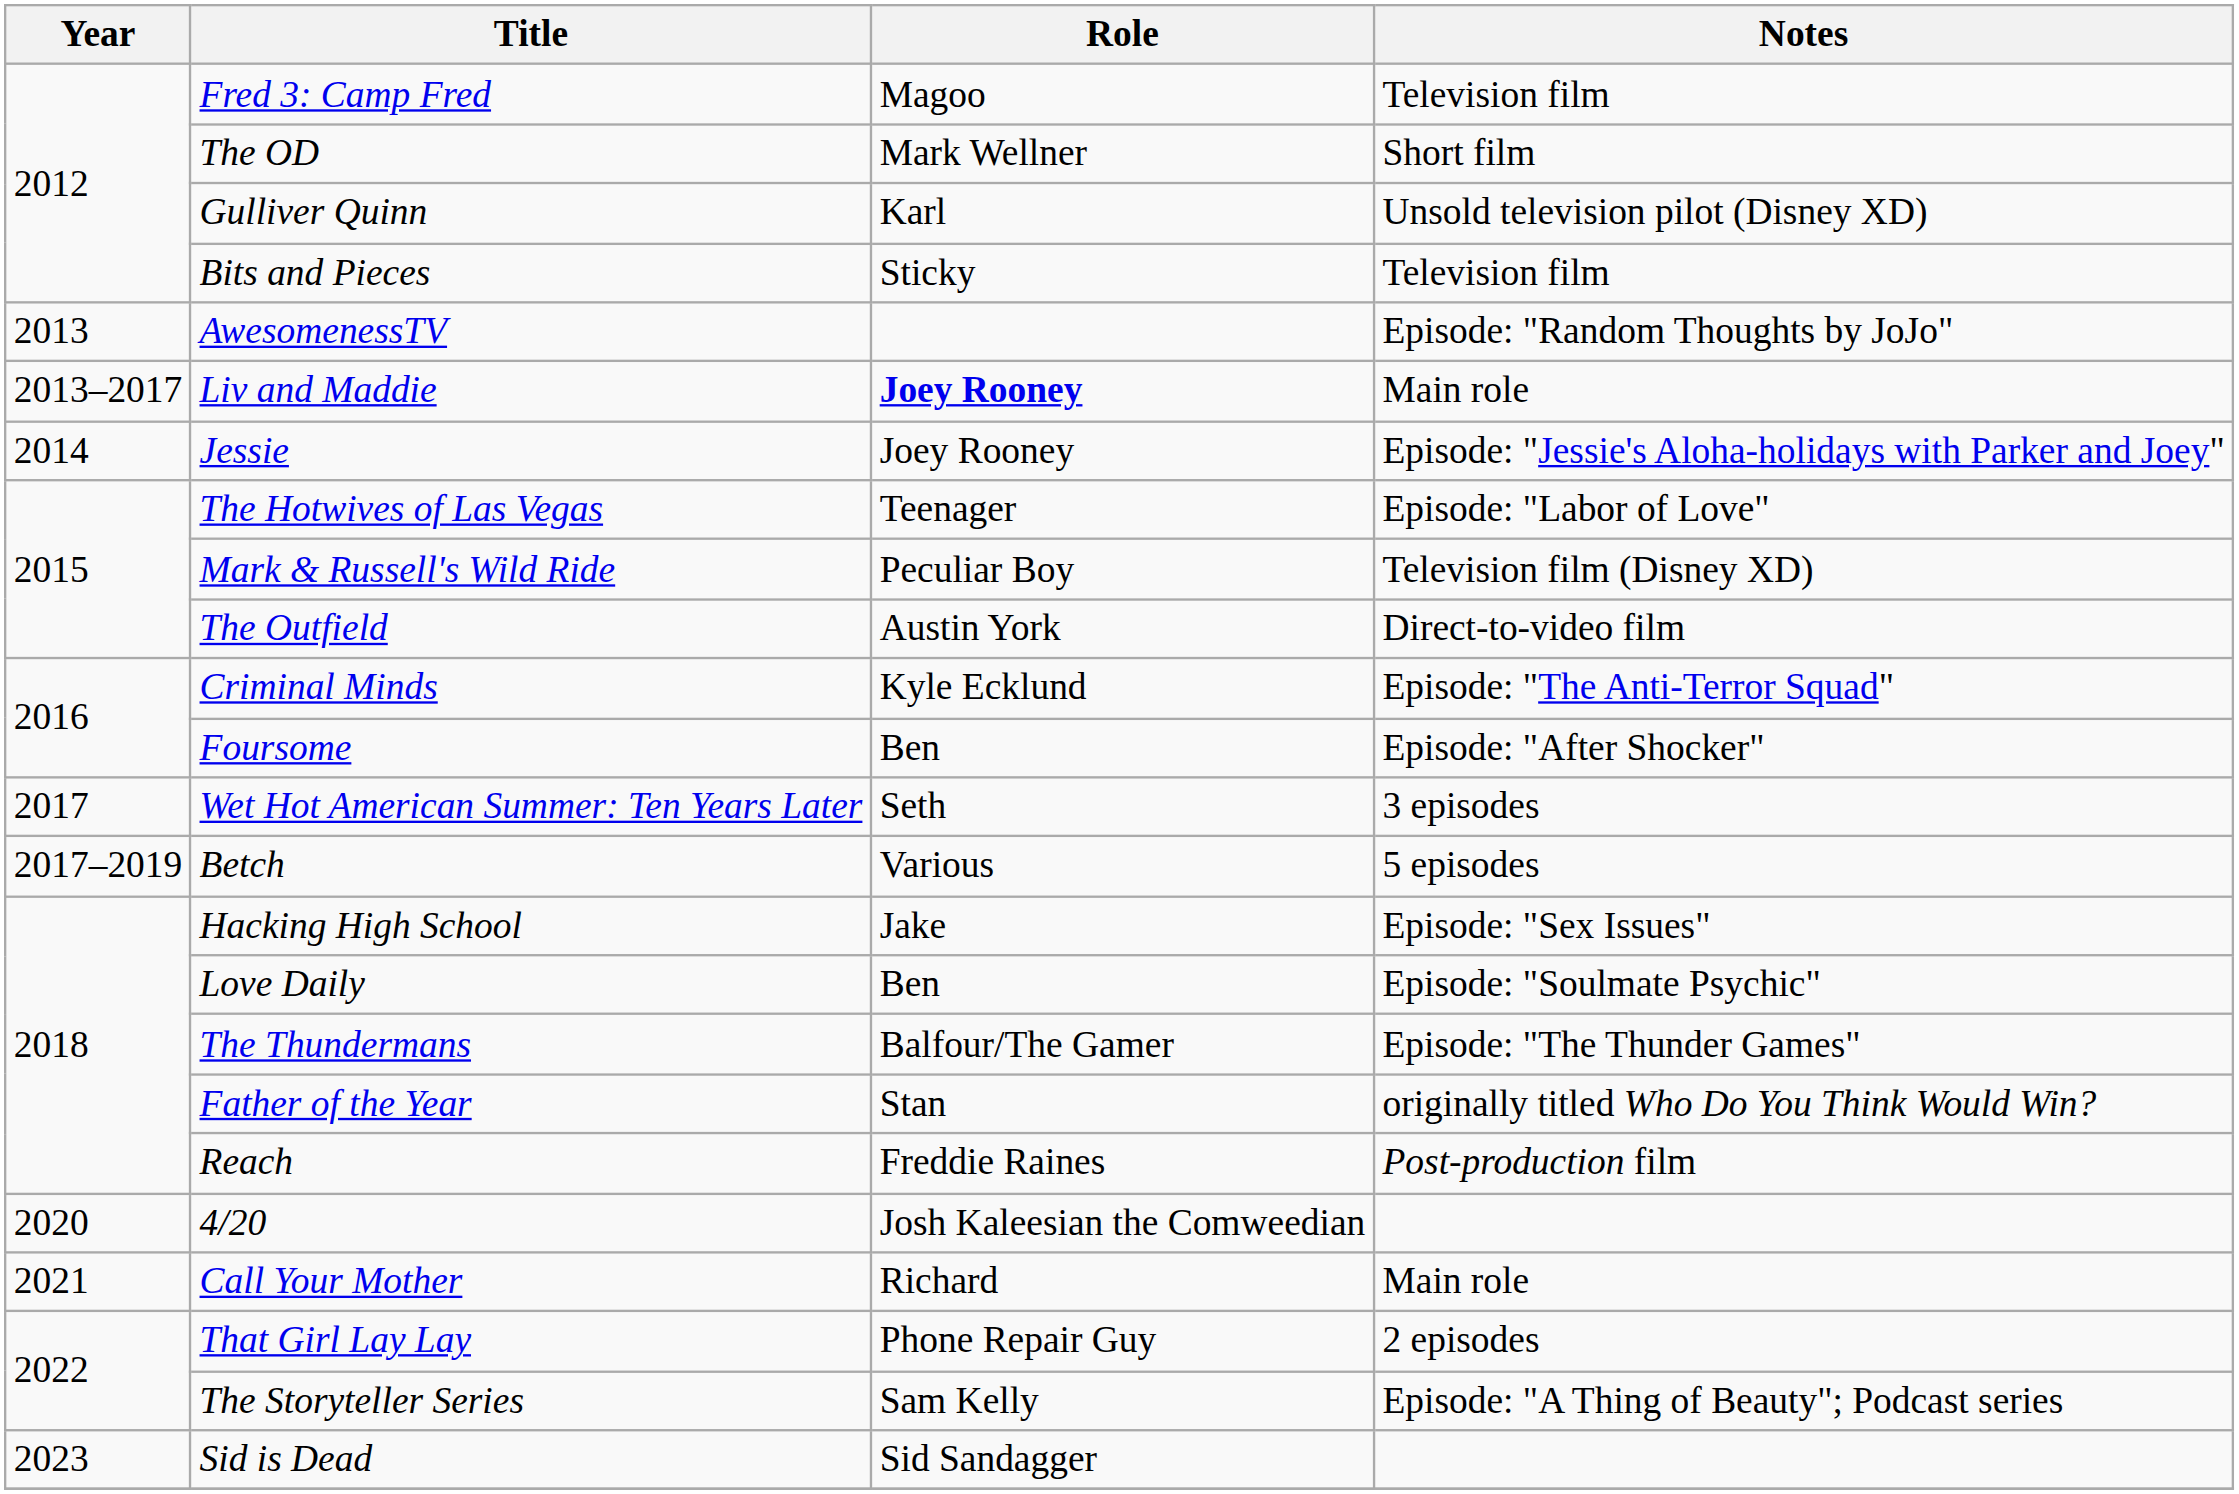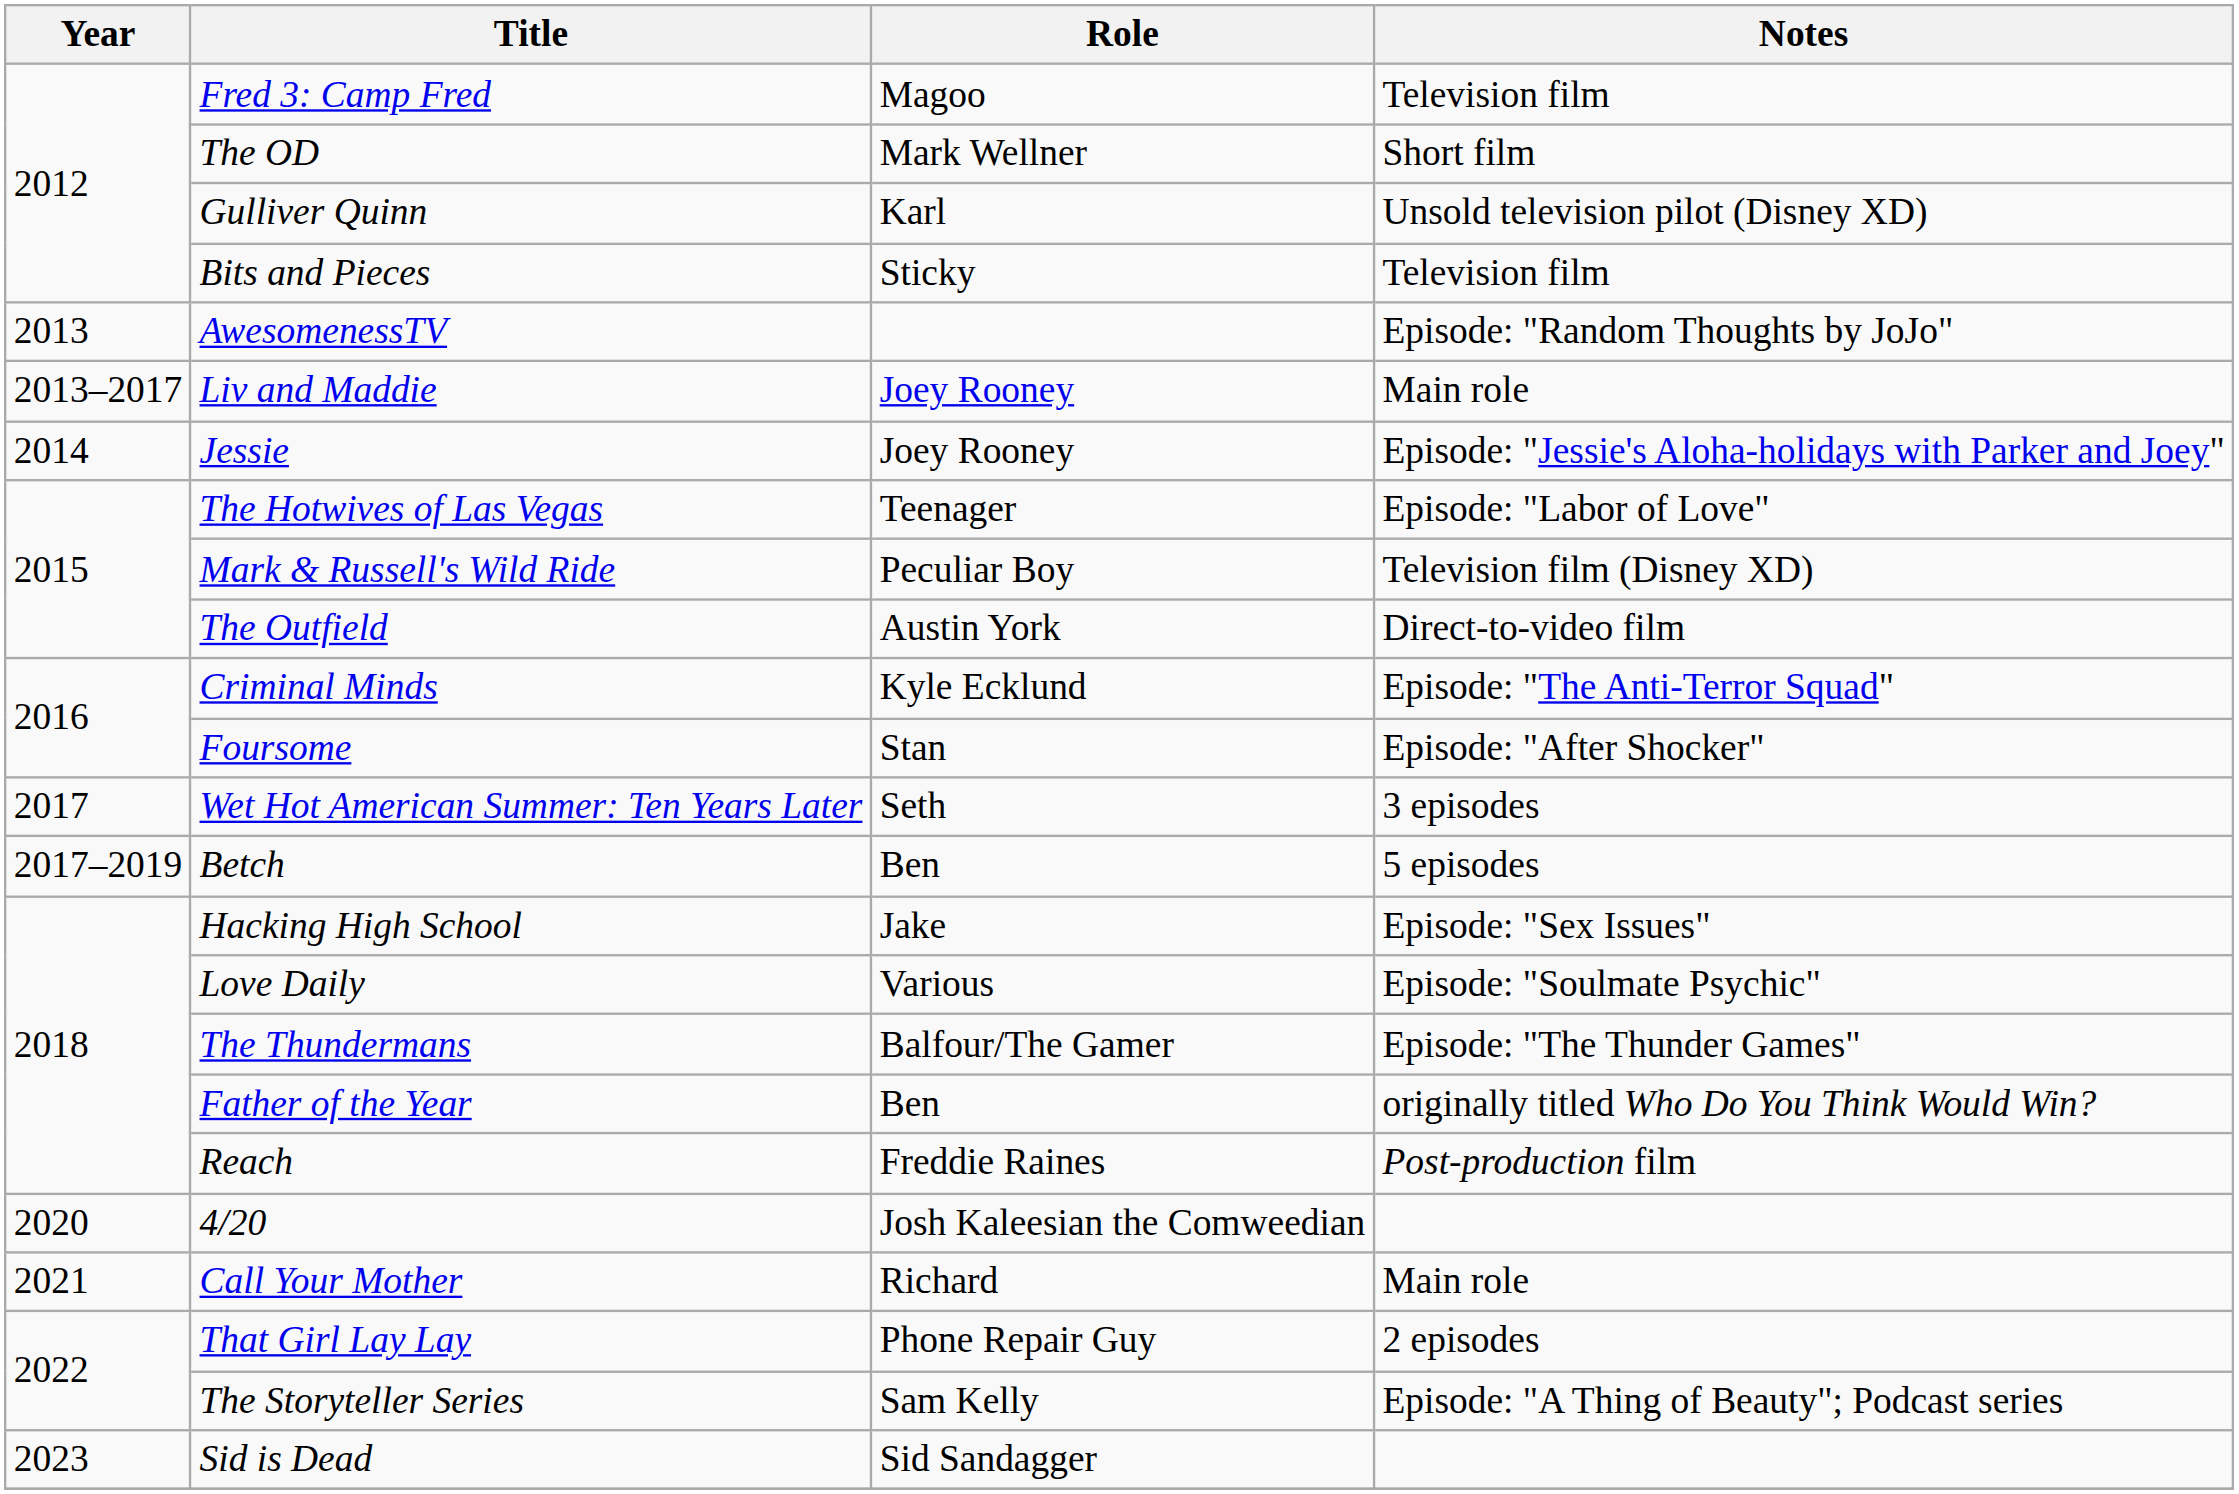(981, 390) bold -> (977, 390) normal
(910, 746) Ben -> (913, 746) Stan
(937, 865) Various -> (910, 865) Ben
(910, 984) Ben -> (937, 984) Various
(913, 1102) Stan -> (910, 1102) Ben
